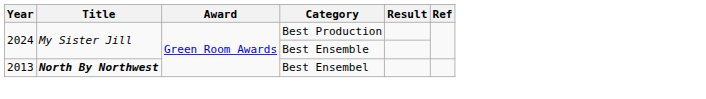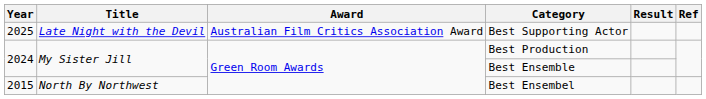+ row: (558, 31)
(20, 67) 2013 -> (20, 85) 2015
(99, 67) bold -> (99, 85) normal
